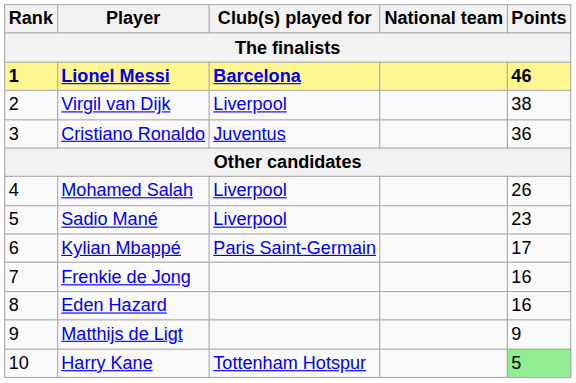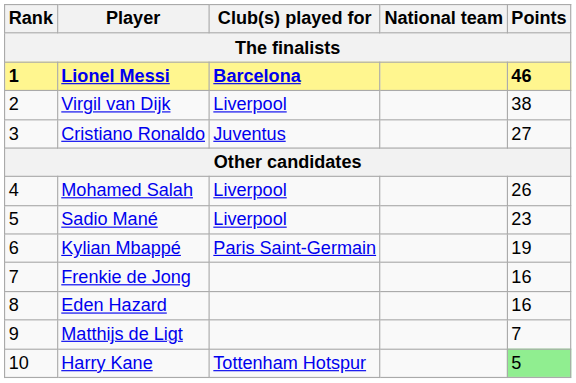(521, 133) 36 -> (521, 133) 27
(521, 248) 17 -> (521, 248) 19
(516, 334) 9 -> (516, 334) 7
